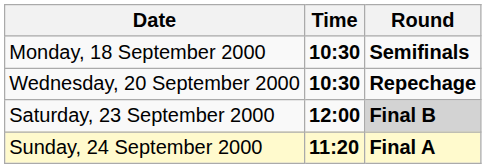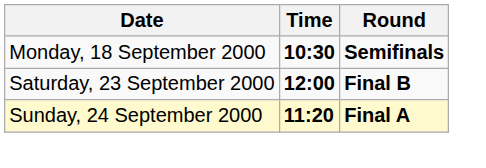- row: (155, 83)
(403, 115) lightgrey background -> (378, 83) no background
